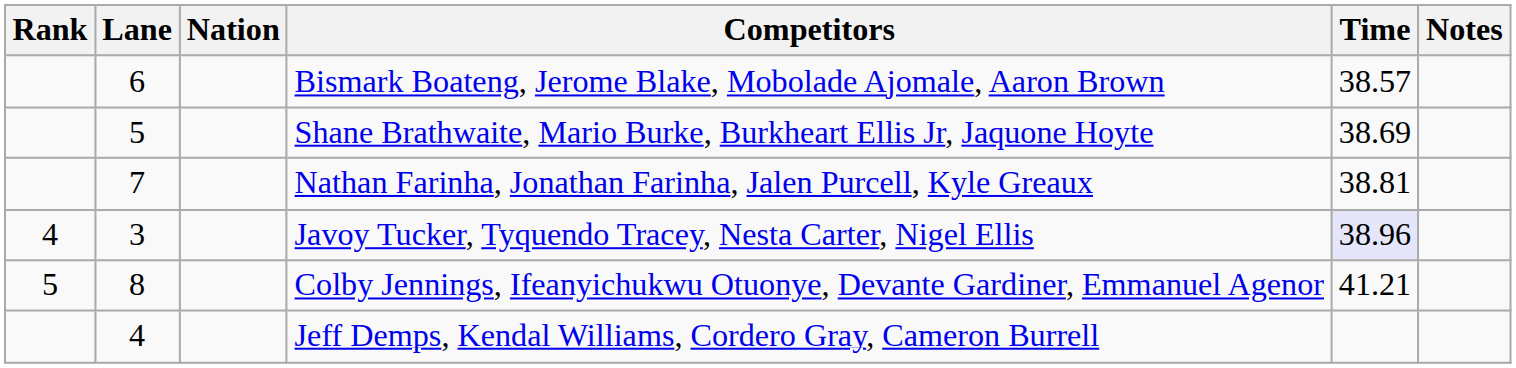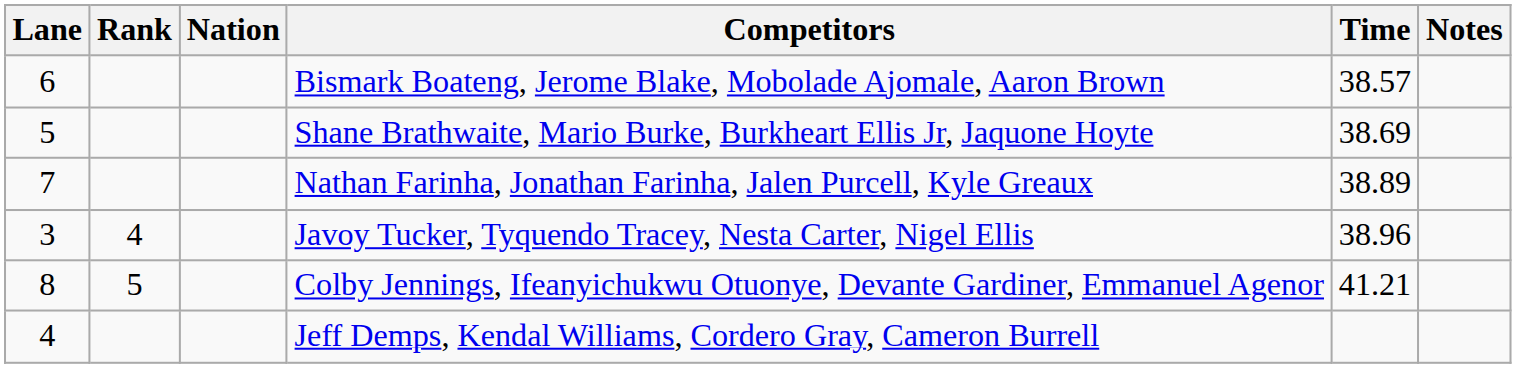columns swapped: (50, 30) <-> (137, 30)
(1375, 183) 38.81 -> (1375, 183) 38.89
(1375, 234) lavender background -> (1375, 234) no background
